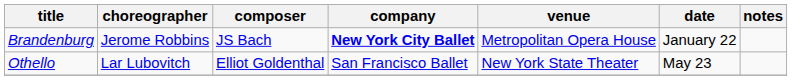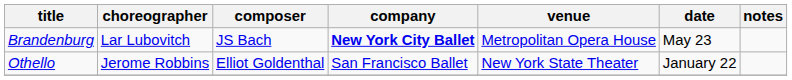(155, 39) Jerome Robbins -> (145, 39) Lar Lubovitch
(700, 39) January 22 -> (687, 39) May 23
(145, 63) Lar Lubovitch -> (155, 63) Jerome Robbins
(687, 63) May 23 -> (700, 63) January 22
